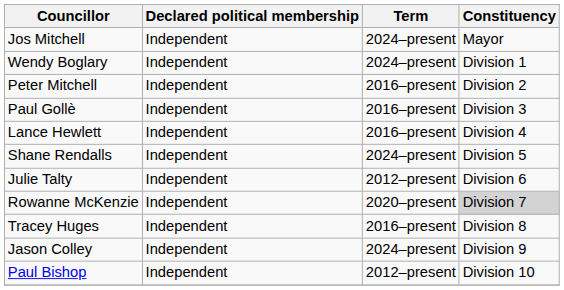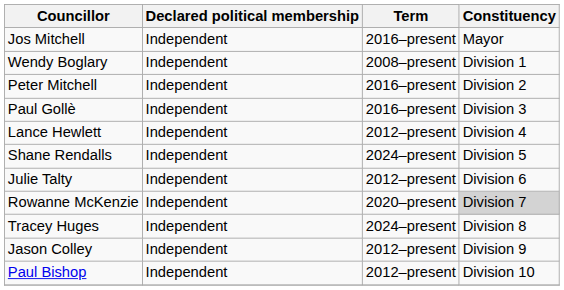(411, 39) 2024–present -> (411, 39) 2016–present
(411, 62) 2024–present -> (411, 62) 2008–present
(411, 132) 2016–present -> (411, 132) 2012–present
(411, 226) 2016–present -> (411, 226) 2024–present
(411, 249) 2024–present -> (411, 249) 2012–present
